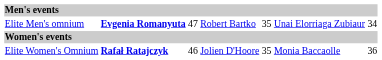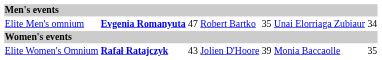(193, 50) 46 -> (193, 50) 43
(267, 50) 35 -> (267, 50) 39
(372, 50) 36 -> (372, 50) 35
